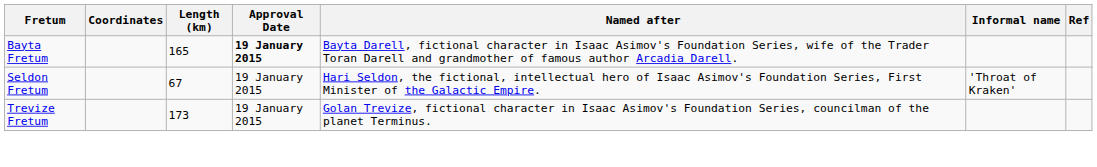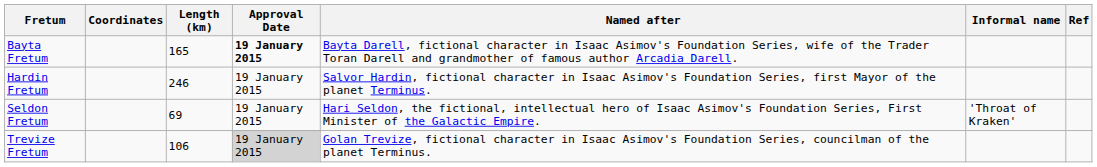+ row: (28, 83)
(175, 83) 67 -> (175, 115) 69
(179, 115) 173 -> (179, 146) 106
(269, 115) no background -> (269, 146) lightgrey background
